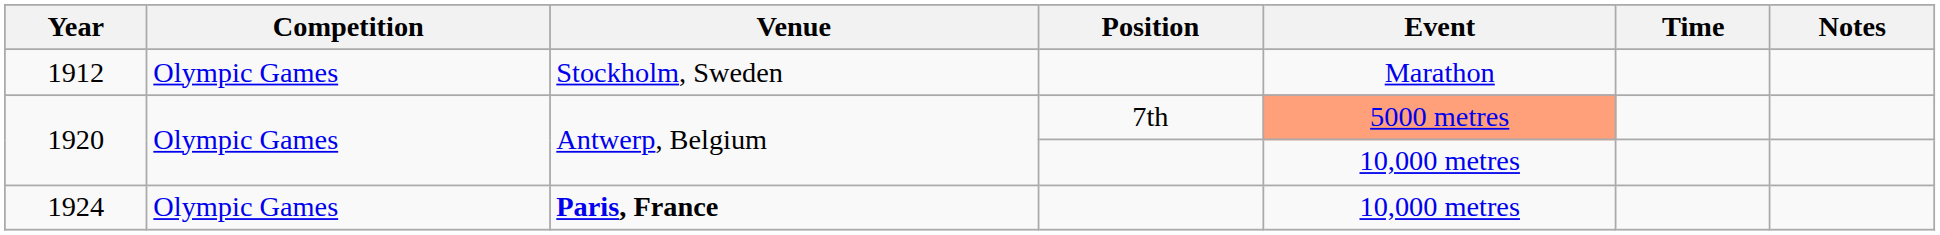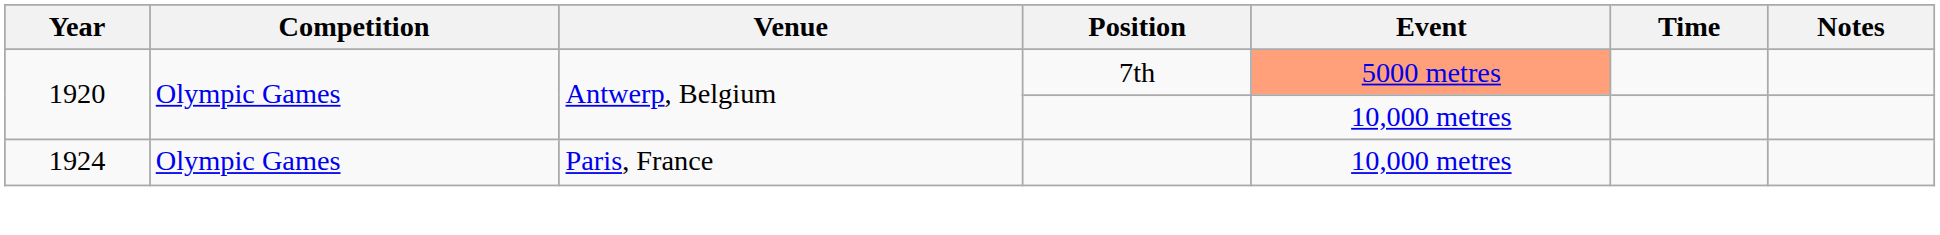- row: (76, 71)
(637, 206) bold -> (639, 161) normal
